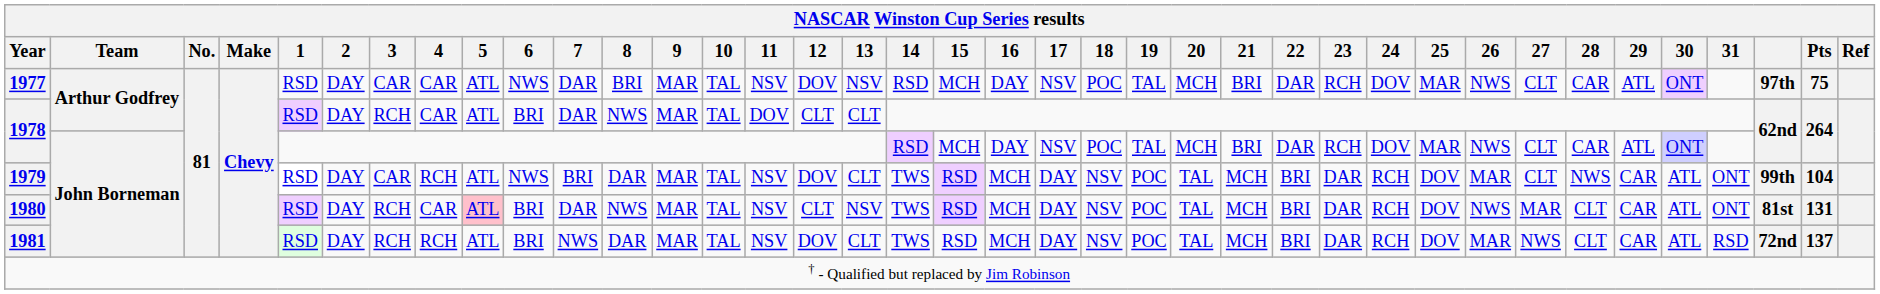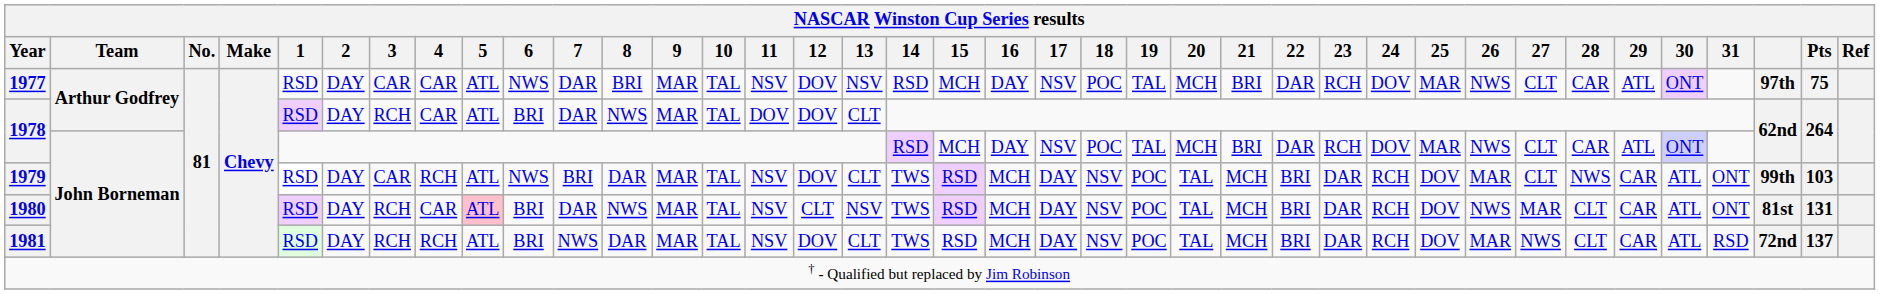(817, 115) CLT -> (817, 115) DOV
(1819, 178) 104 -> (1819, 178) 103
